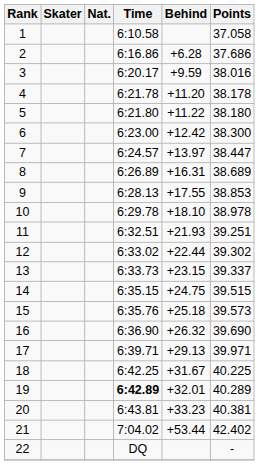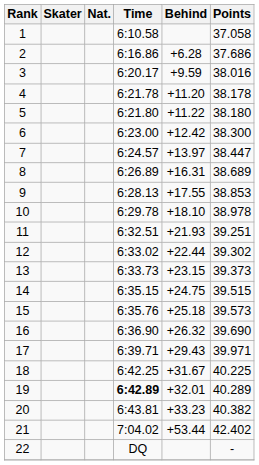(232, 271) 39.337 -> (232, 271) 39.373
(186, 350) +29.13 -> (186, 350) +29.43
(232, 410) 40.381 -> (232, 410) 40.382
